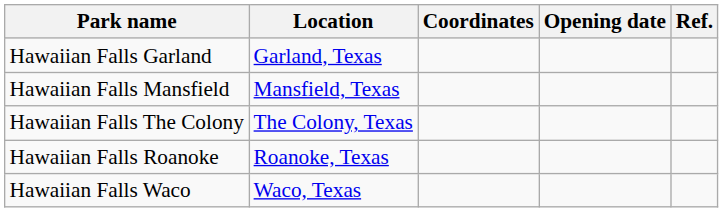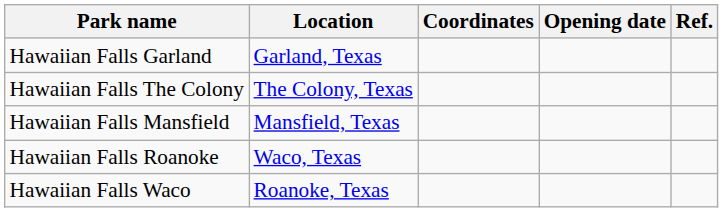rows swapped: (127, 122) <-> (119, 88)
(321, 156) Roanoke, Texas -> (307, 156) Waco, Texas
(307, 190) Waco, Texas -> (321, 190) Roanoke, Texas
